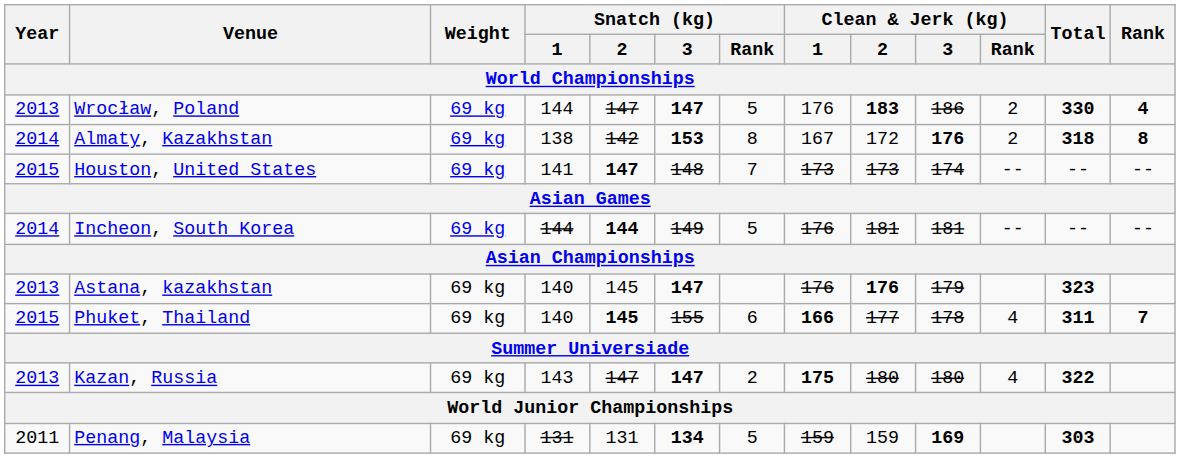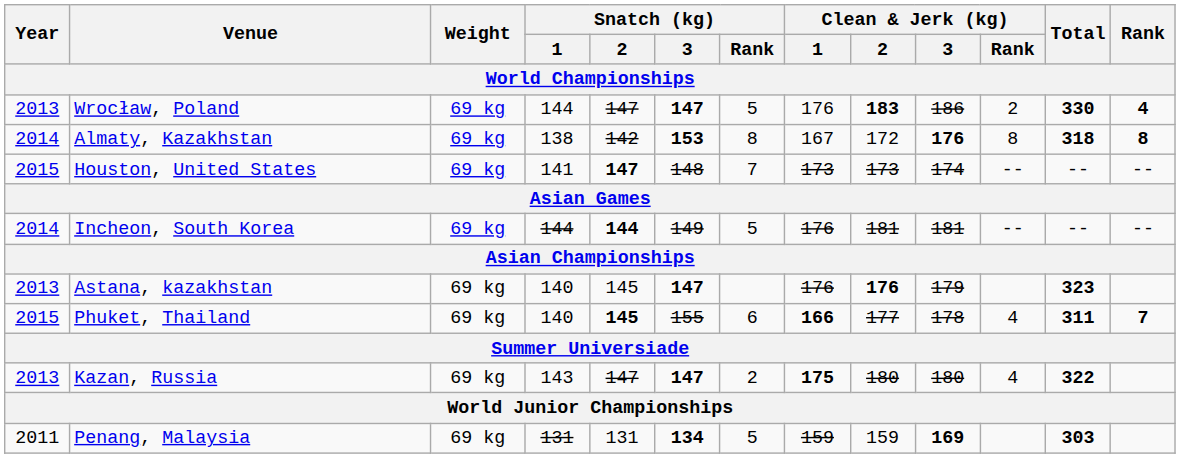(1013, 139) 2 -> (1013, 139) 8
